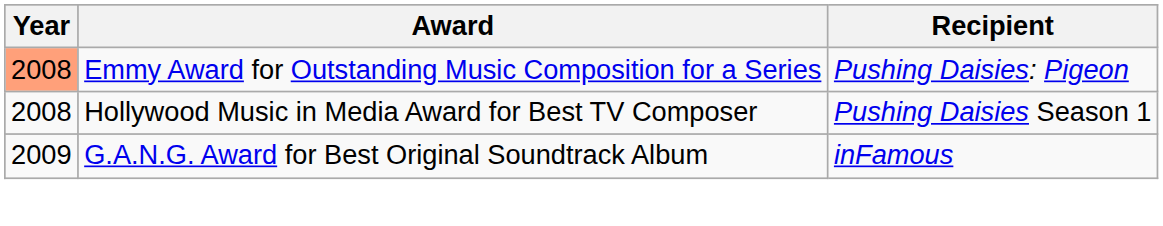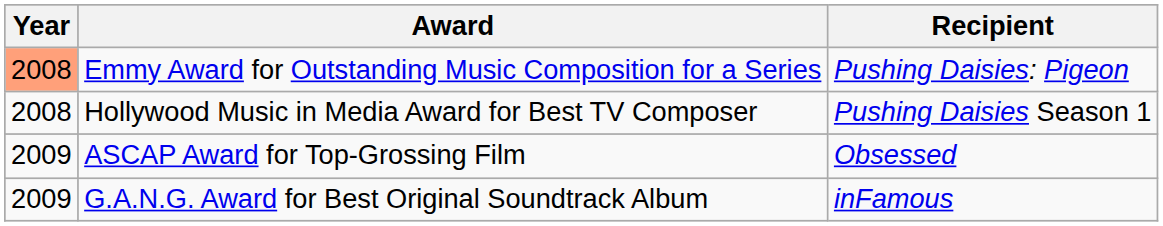+ row: (305, 155)
